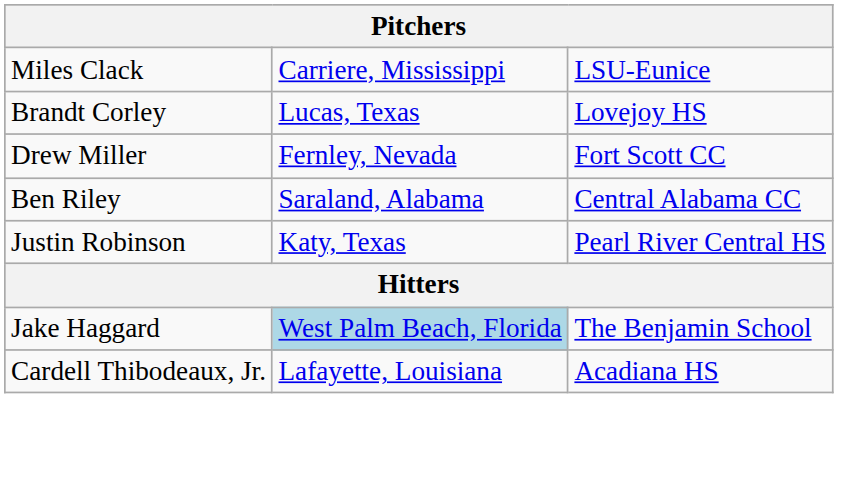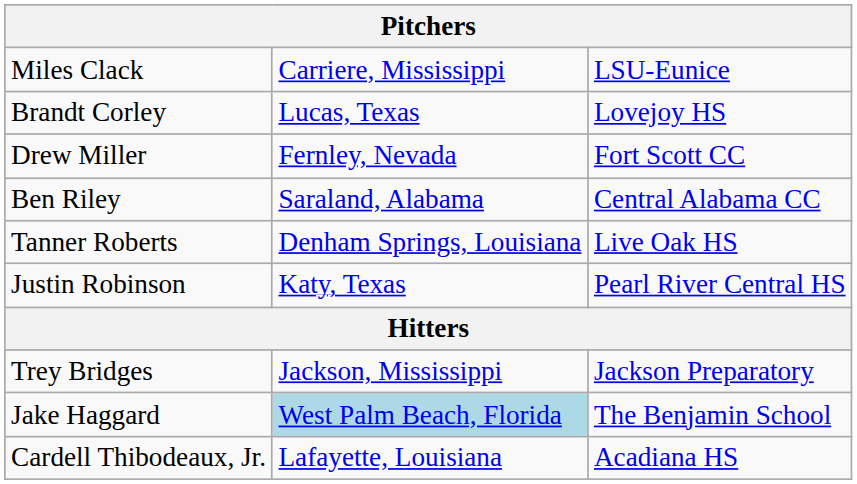+ row: (94, 241)
+ row: (82, 371)
